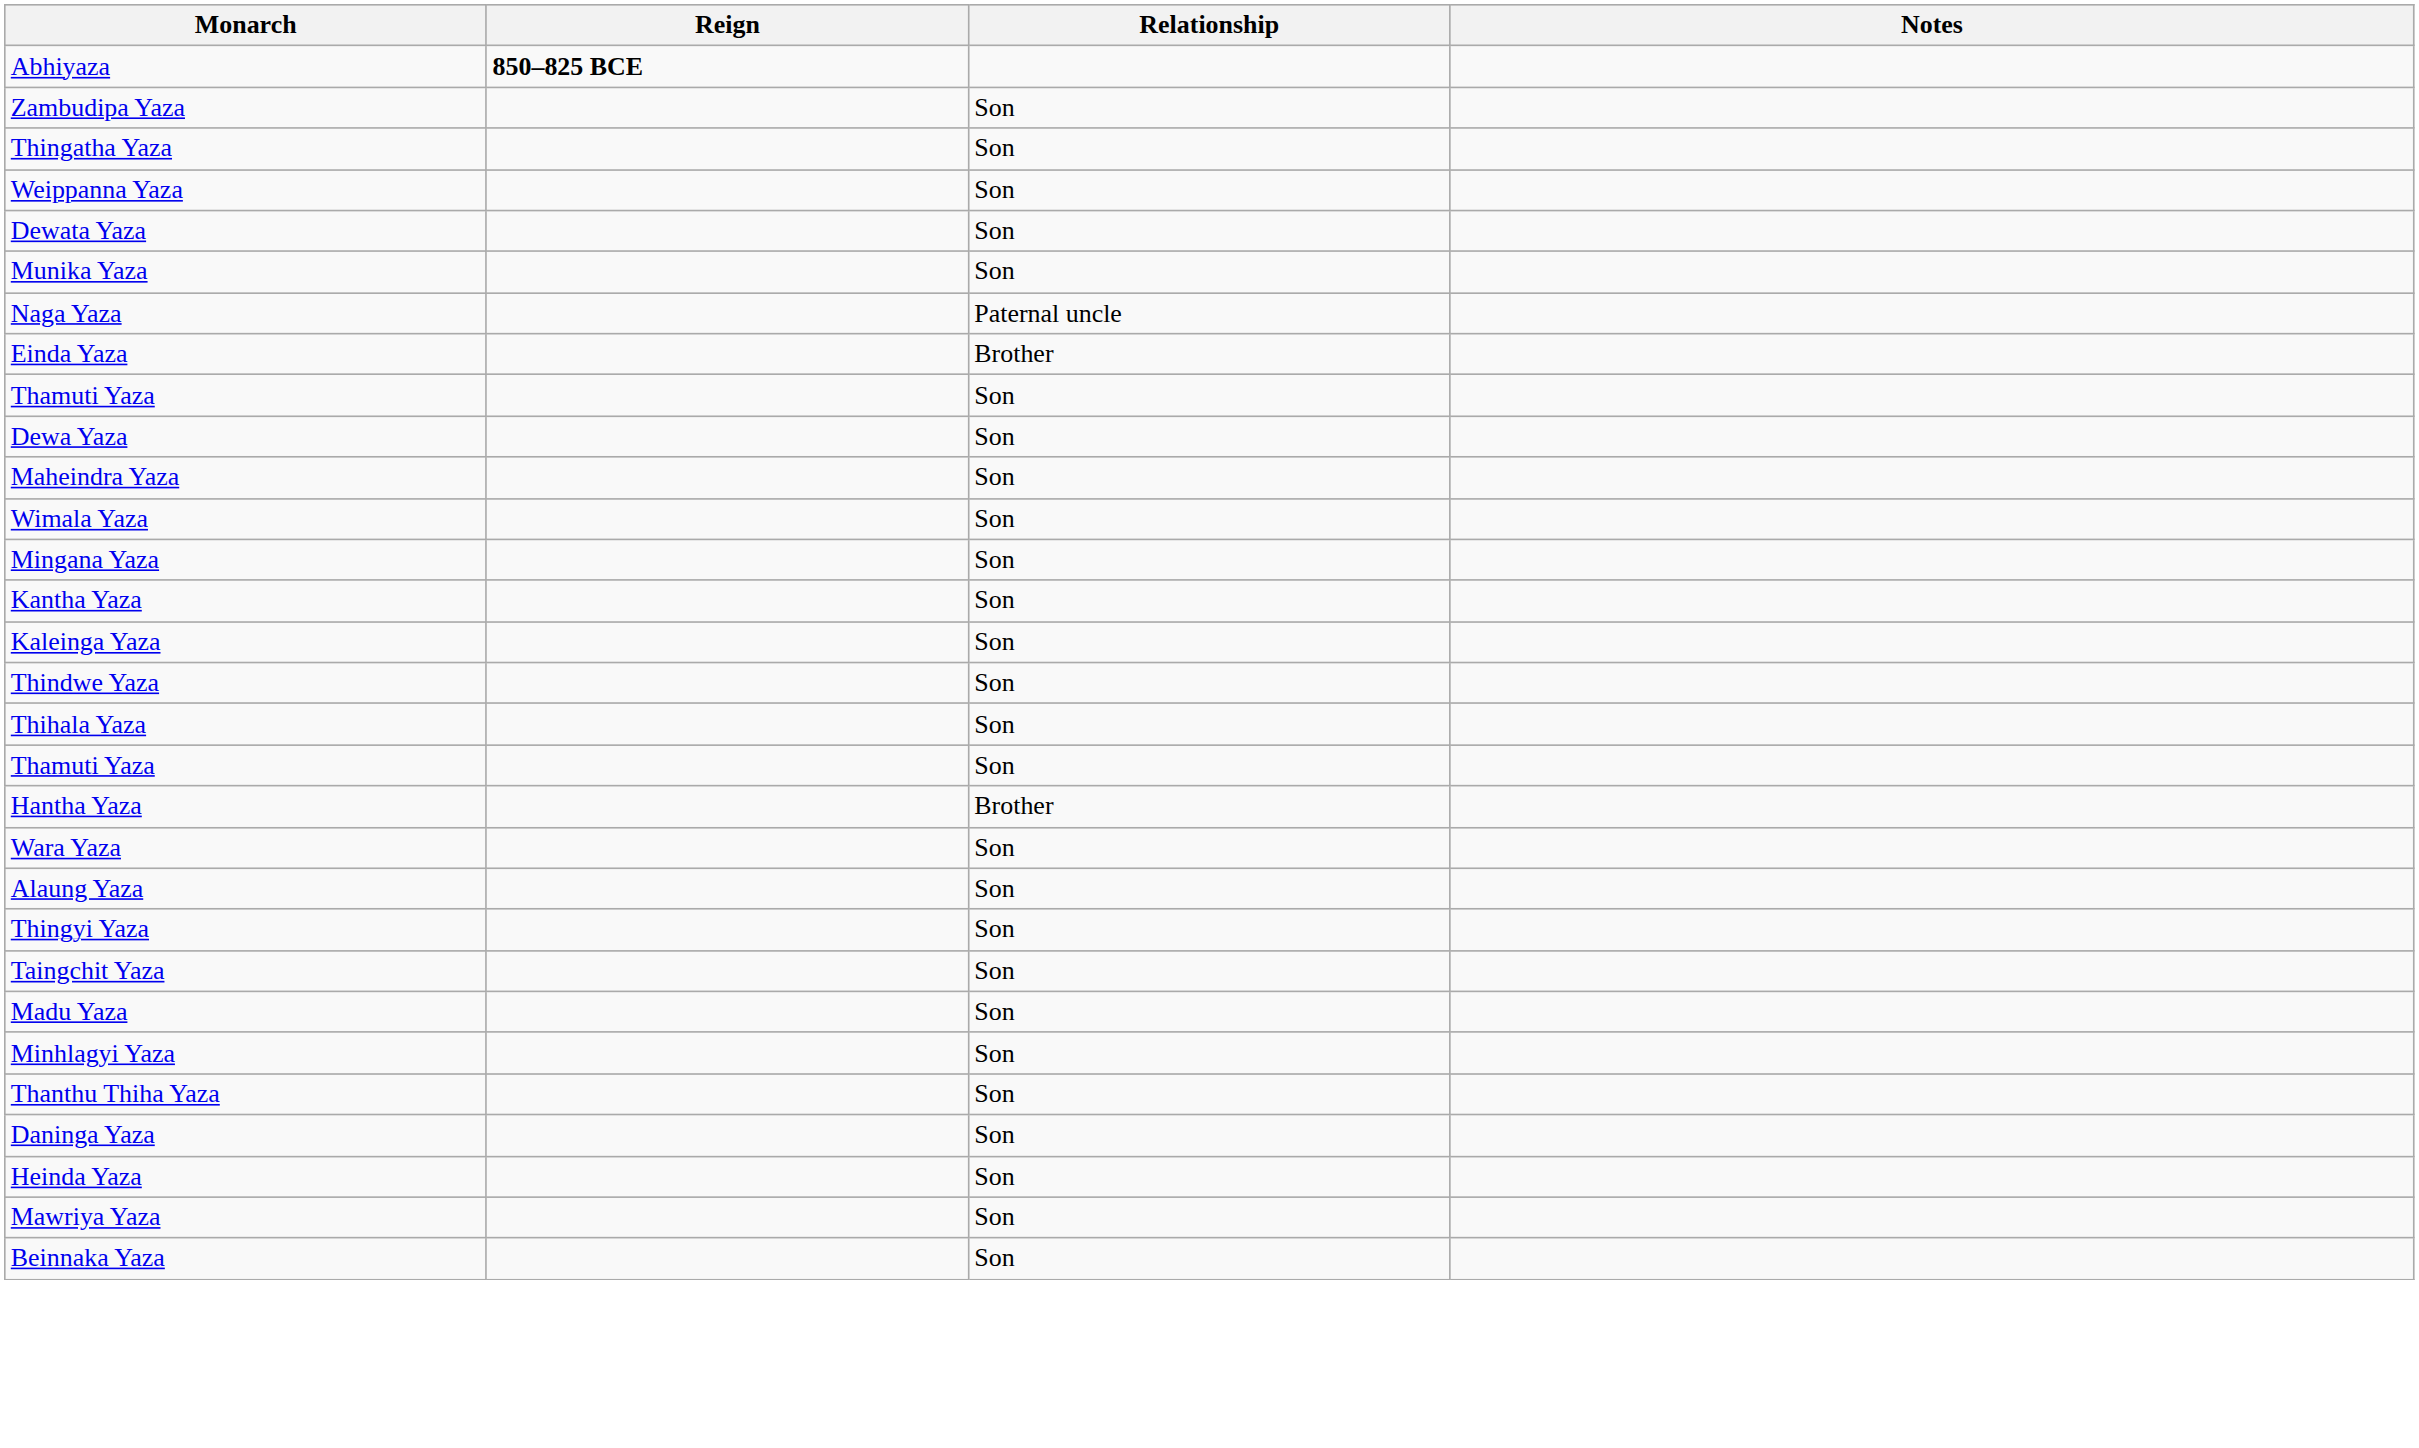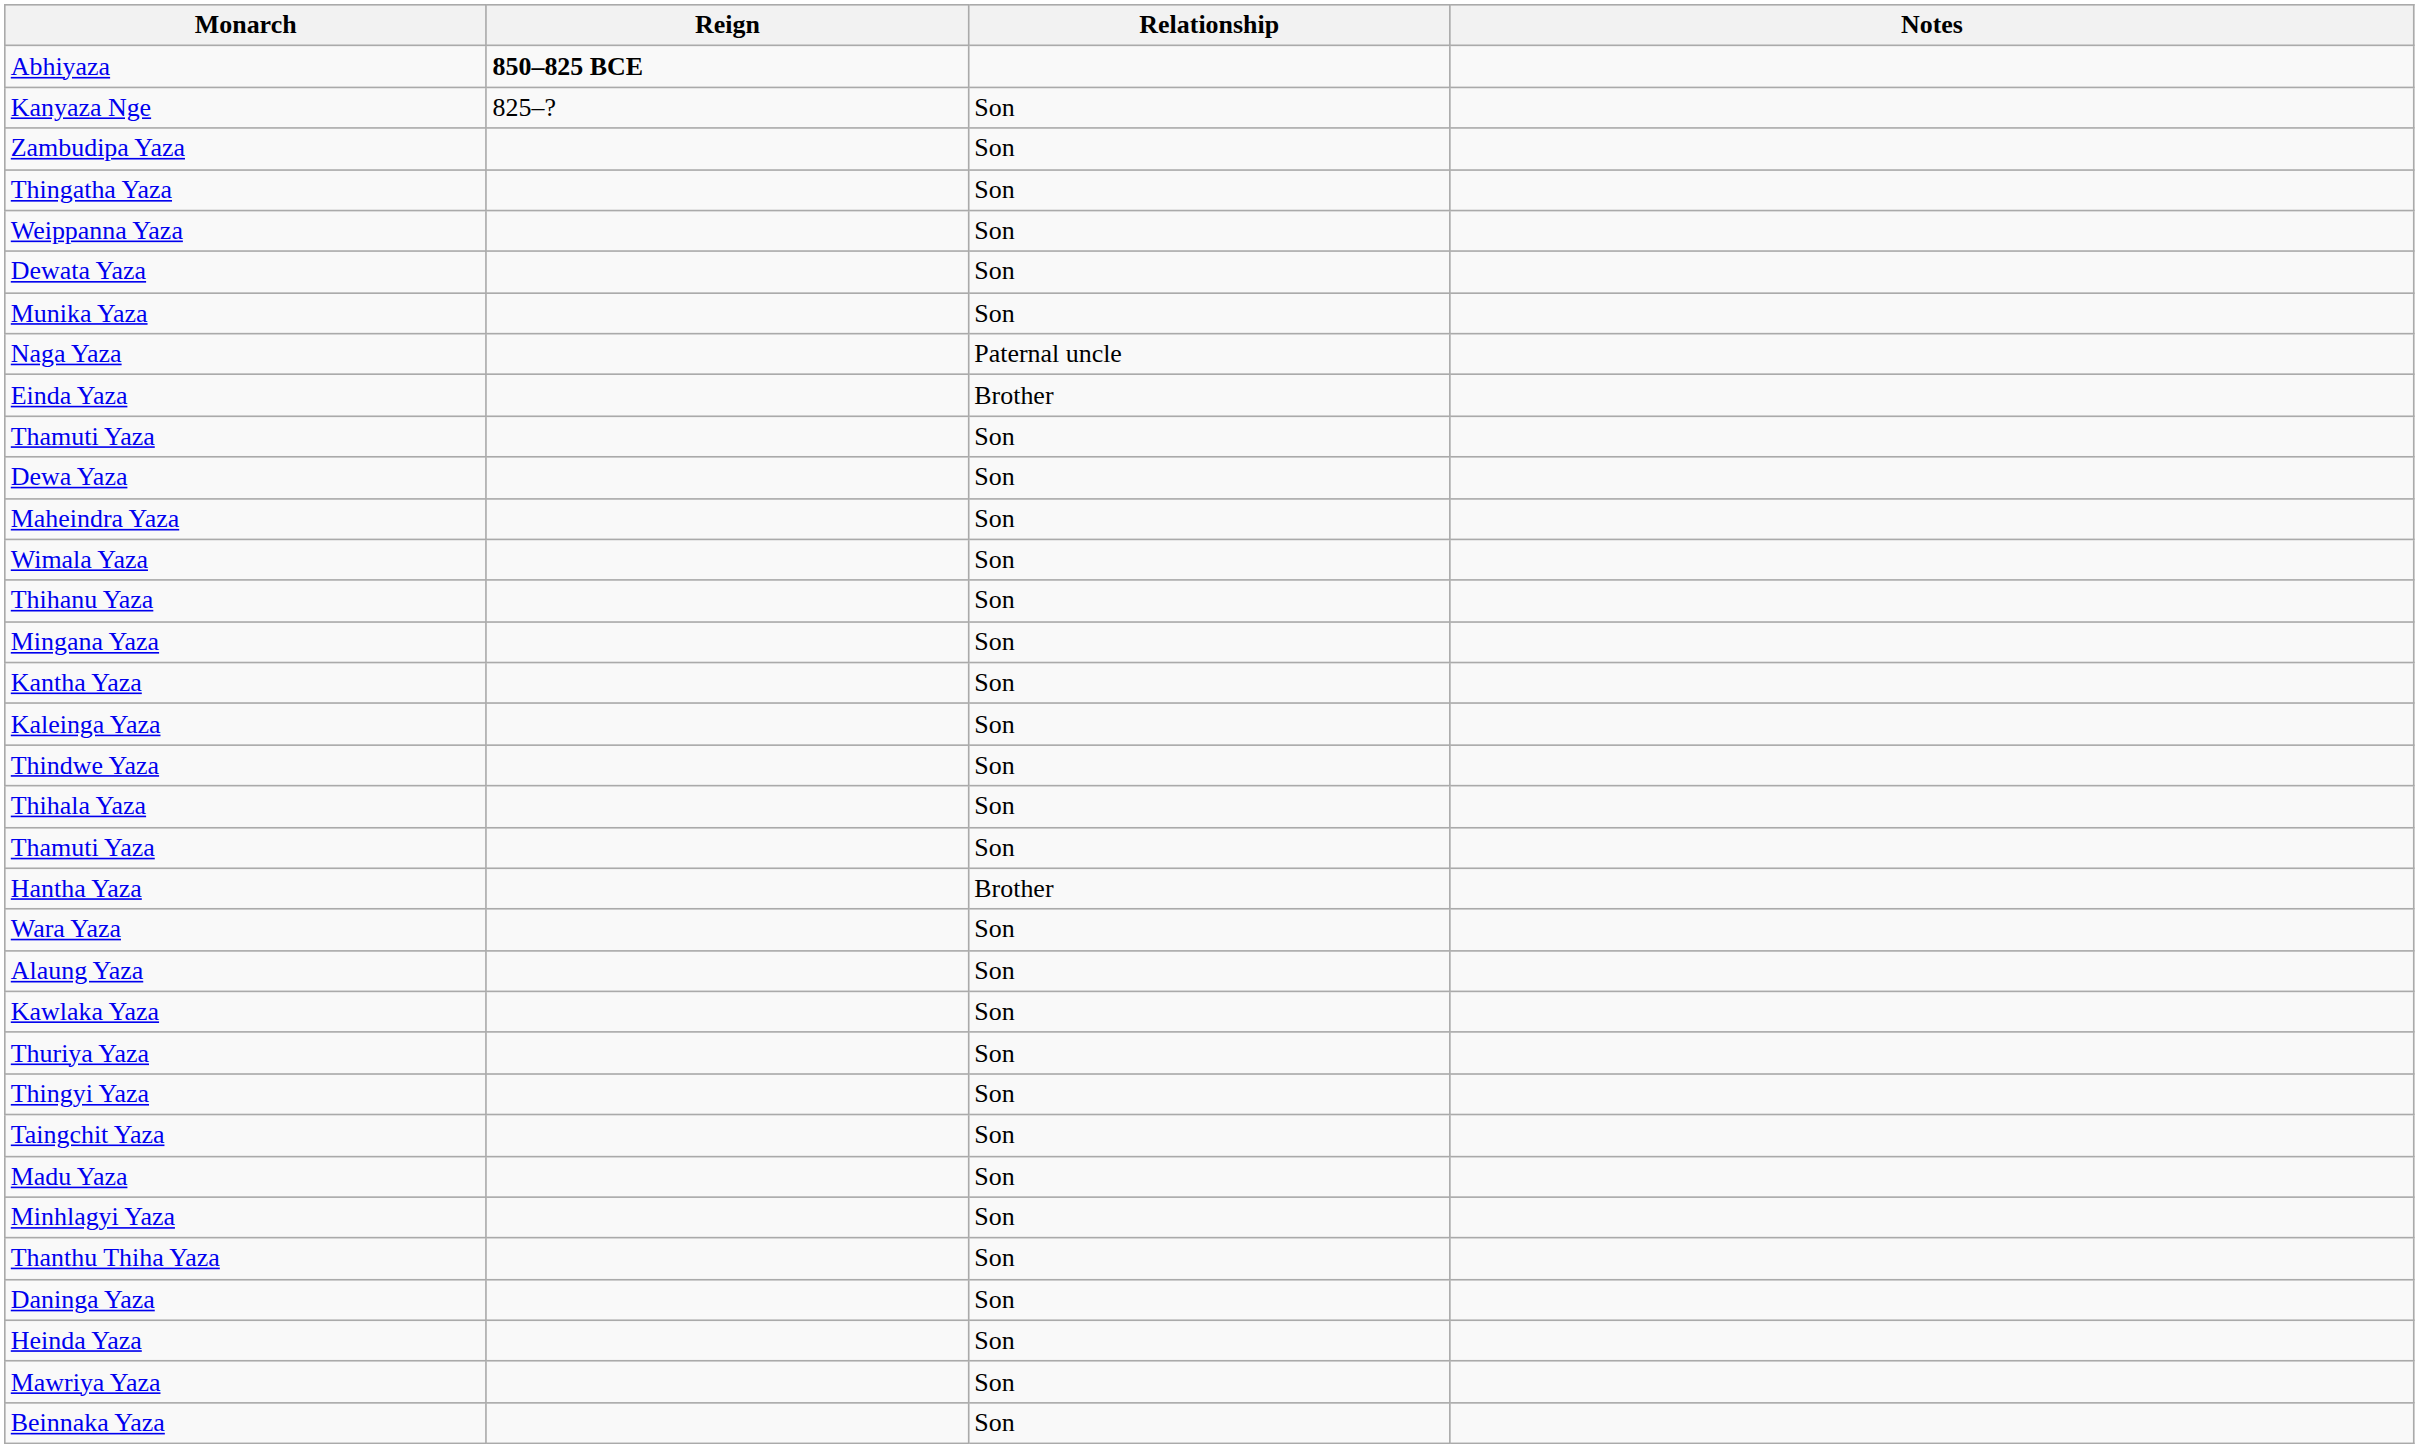+ row: (81, 107)
+ row: (82, 600)
+ row: (85, 1011)
+ row: (80, 1052)
